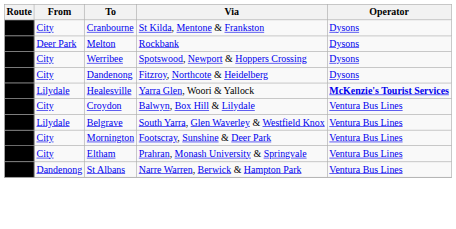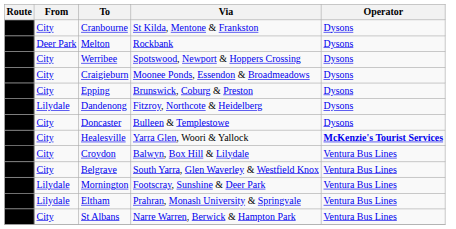+ row: (19, 75)
+ row: (19, 91)
(45, 75) City -> (53, 106) Lilydale
+ row: (19, 122)
(53, 91) Lilydale -> (45, 138) City
(53, 122) Lilydale -> (45, 169) City
(45, 138) City -> (53, 185) Lilydale
(45, 153) City -> (53, 201) Lilydale
(59, 169) Dandenong -> (45, 216) City
